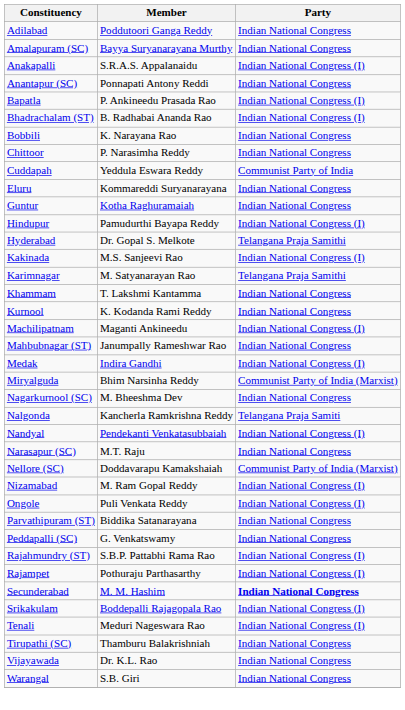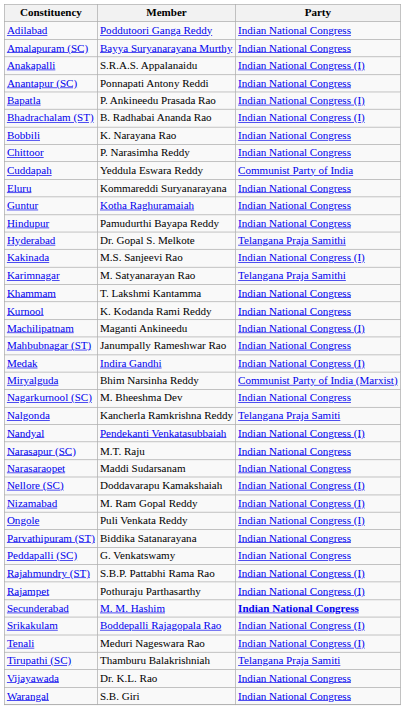(301, 223) Indian National Congress (I) -> (295, 223) Indian National Congress
+ row: (36, 468)
(318, 468) Communist Party of India (Marxist) -> (301, 485) Indian National Congress (I)
(295, 643) Indian National Congress -> (289, 661) Telangana Praja Samiti
